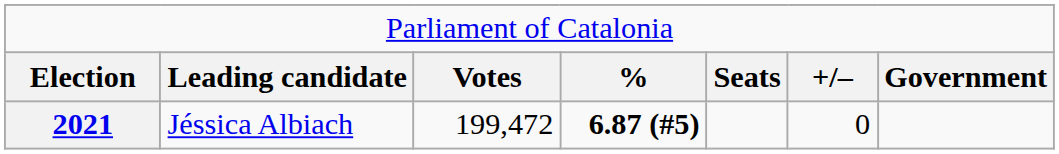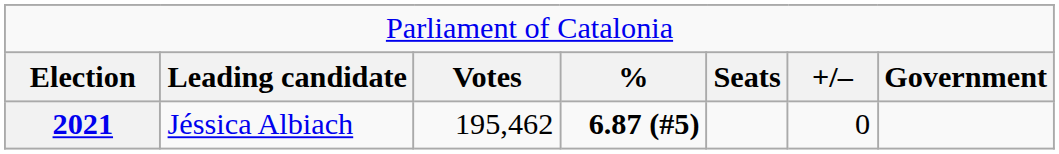(504, 124) 199,472 -> (504, 124) 195,462
